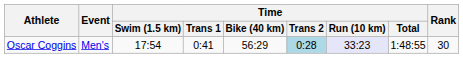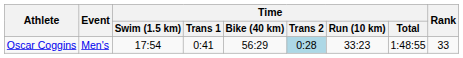(357, 45) lavender background -> (357, 45) no background
(443, 45) 30 -> (443, 45) 33
